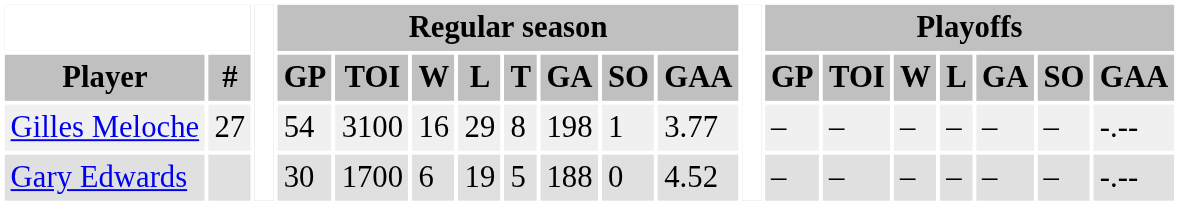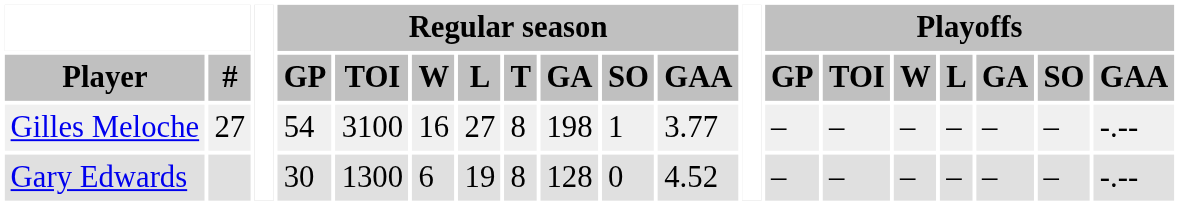(480, 127) 29 -> (480, 127) 27
(372, 177) 1700 -> (372, 177) 1300
(518, 177) 5 -> (518, 177) 8
(569, 177) 188 -> (569, 177) 128
